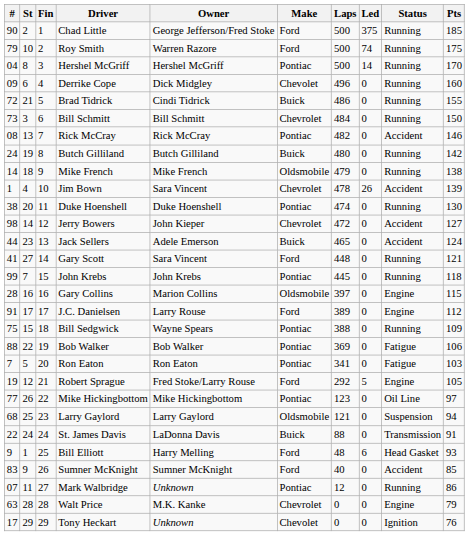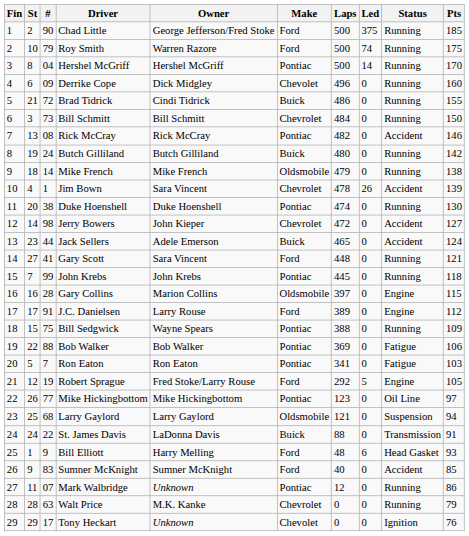columns swapped: (46, 13) <-> (12, 13)
(399, 504) Engine -> (402, 504) Running
